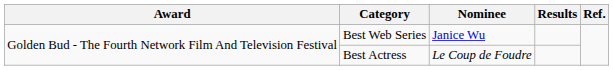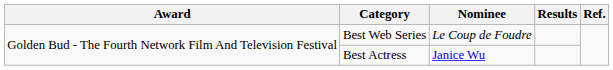(459, 34) Janice Wu -> (482, 34) Le Coup de Foudre
(482, 55) Le Coup de Foudre -> (459, 55) Janice Wu
